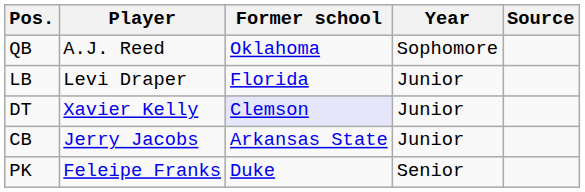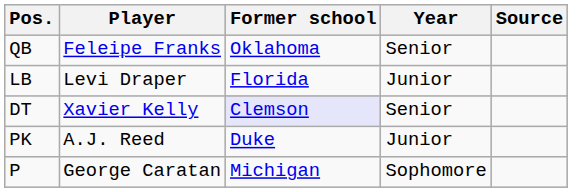(114, 51) A.J. Reed -> (142, 51) Feleipe Franks
(447, 51) Sophomore -> (419, 51) Senior
(430, 111) Junior -> (419, 111) Senior
- row: (21, 141)
(142, 172) Feleipe Franks -> (114, 141) A.J. Reed
(430, 172) Senior -> (419, 141) Junior
+ row: (15, 172)
